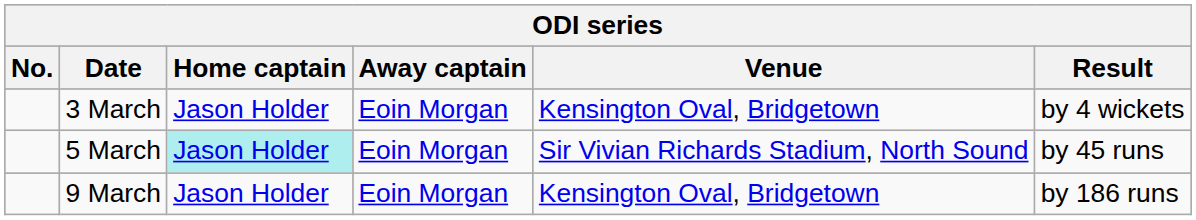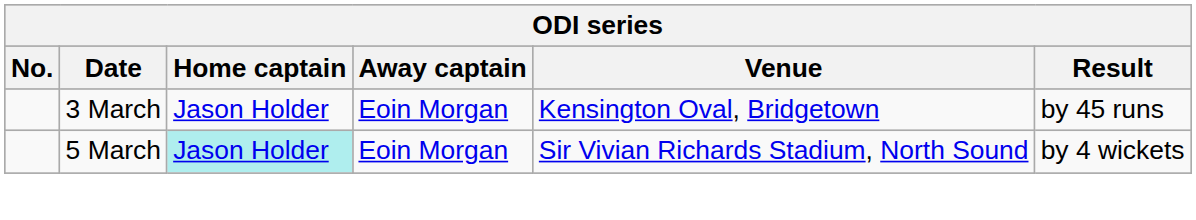(1113, 109) by 4 wickets -> (1102, 109) by 45 runs
(1102, 151) by 45 runs -> (1113, 151) by 4 wickets
- row: (113, 192)
